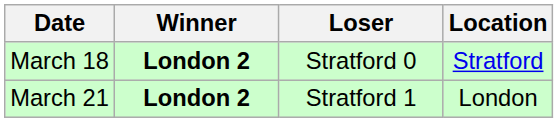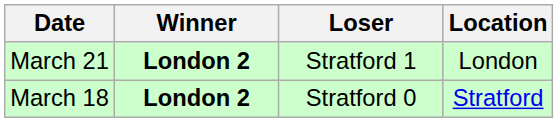rows swapped: (60, 60) <-> (60, 98)
